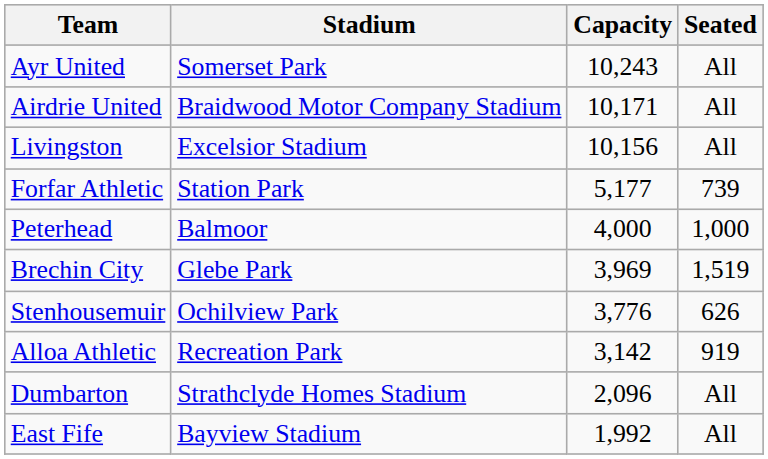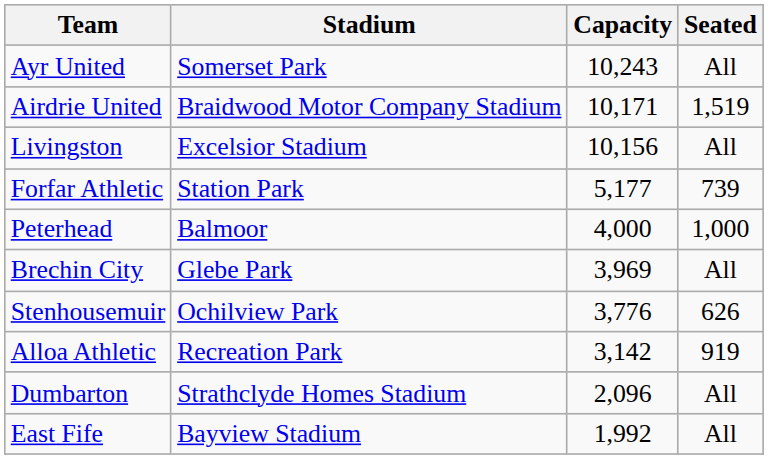(720, 106) All -> (720, 106) 1,519
(720, 270) 1,519 -> (720, 270) All
